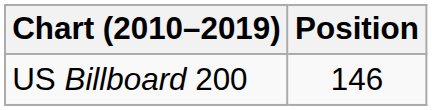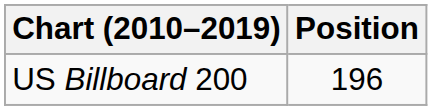(357, 79) 146 -> (357, 79) 196
